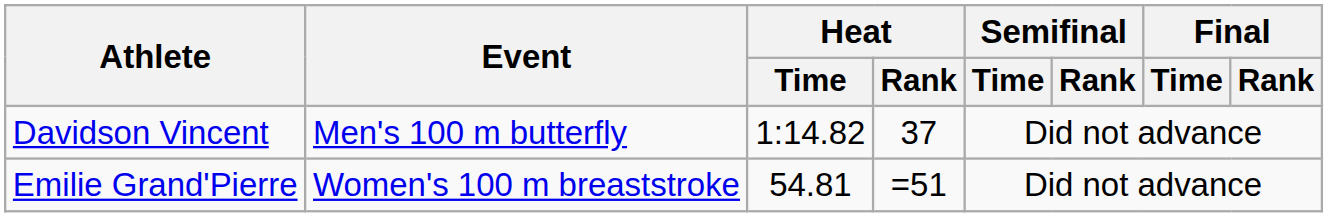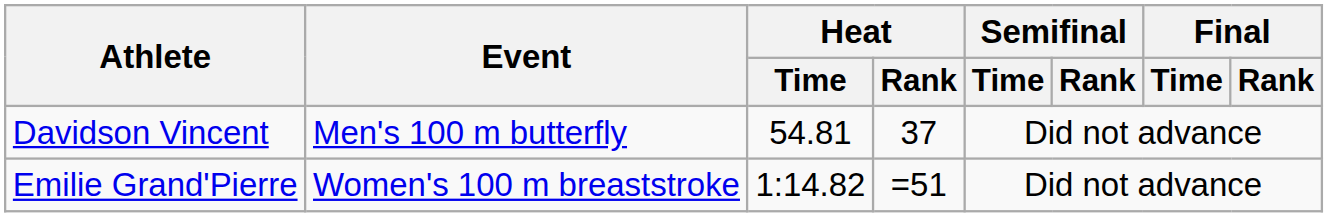(810, 133) 1:14.82 -> (810, 133) 54.81
(810, 185) 54.81 -> (810, 185) 1:14.82
